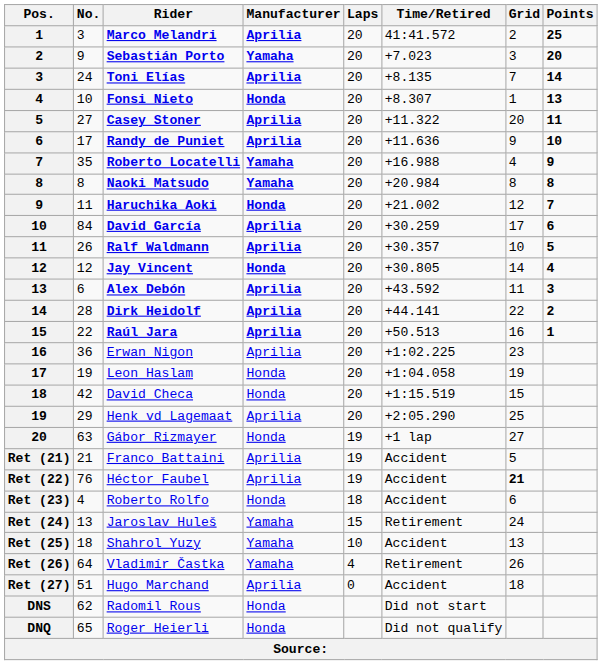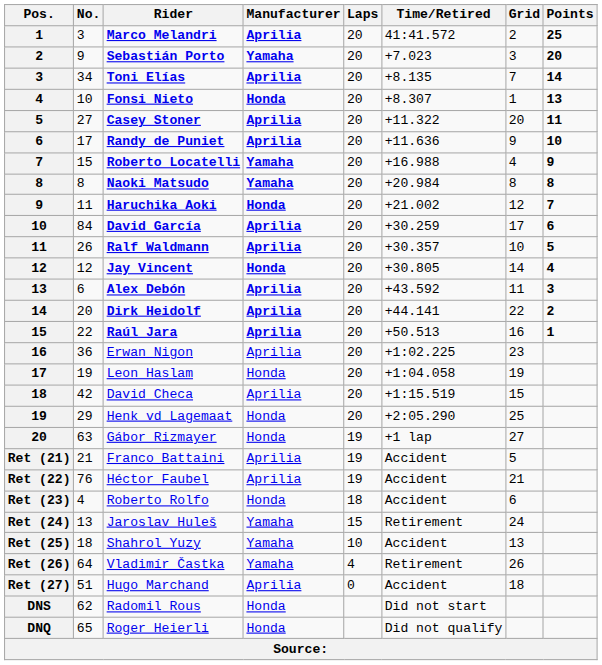(85, 79) 24 -> (85, 79) 34
(85, 163) 35 -> (85, 163) 15
(85, 311) 28 -> (85, 311) 20
(266, 396) Honda -> (274, 396) Aprilia
(274, 417) Aprilia -> (266, 417) Honda
(517, 480) bold -> (517, 480) normal
